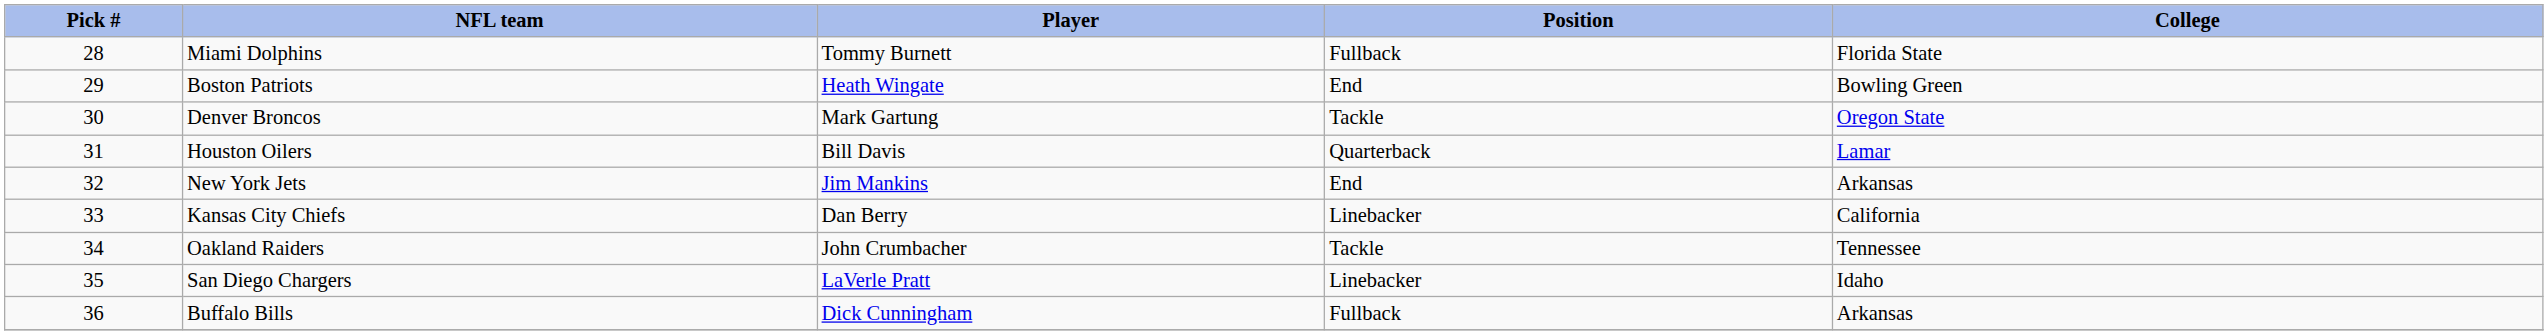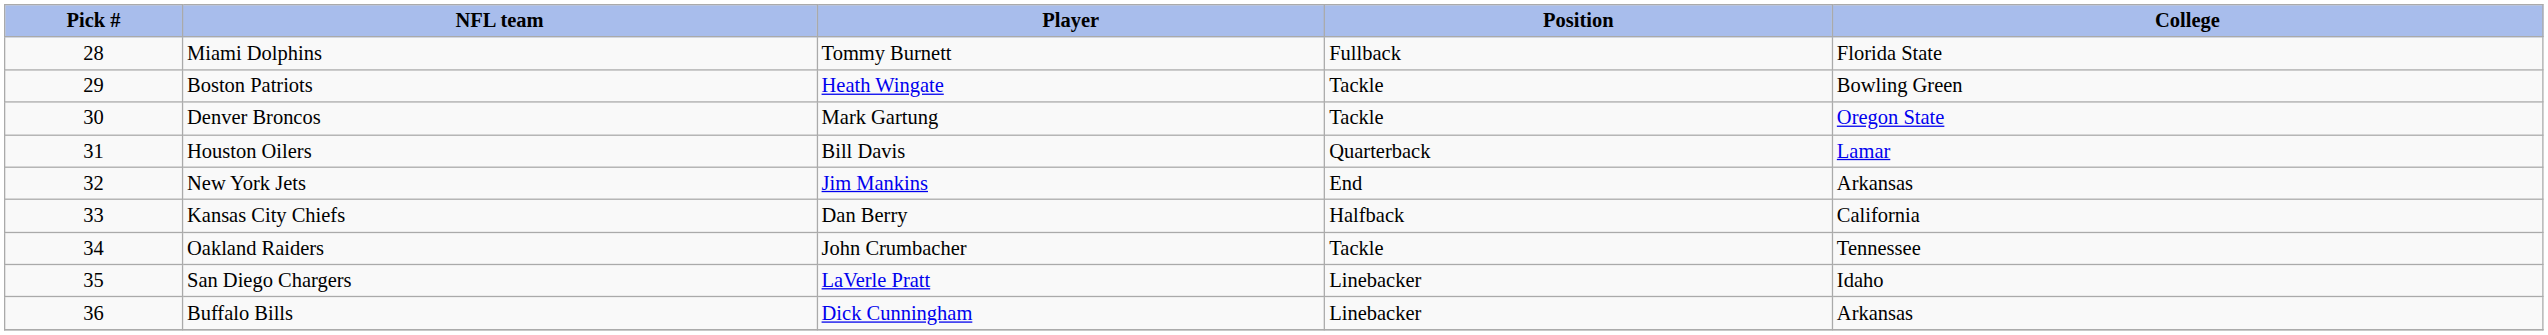(1346, 85) End -> (1356, 85) Tackle
(1375, 215) Linebacker -> (1367, 215) Halfback
(1365, 313) Fullback -> (1375, 313) Linebacker
